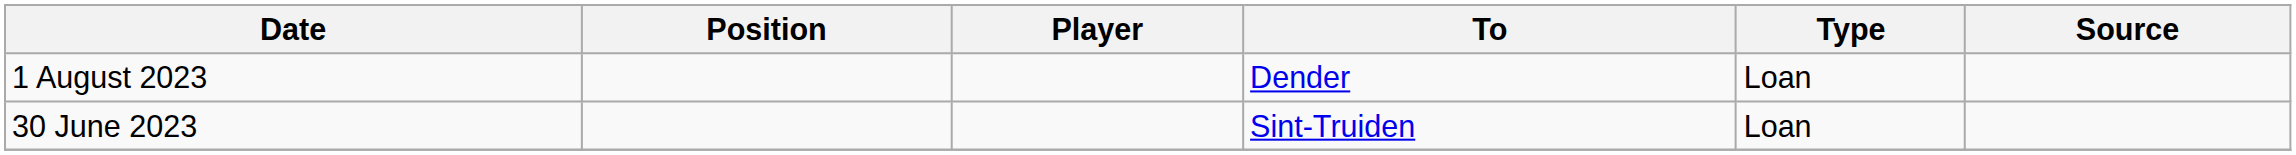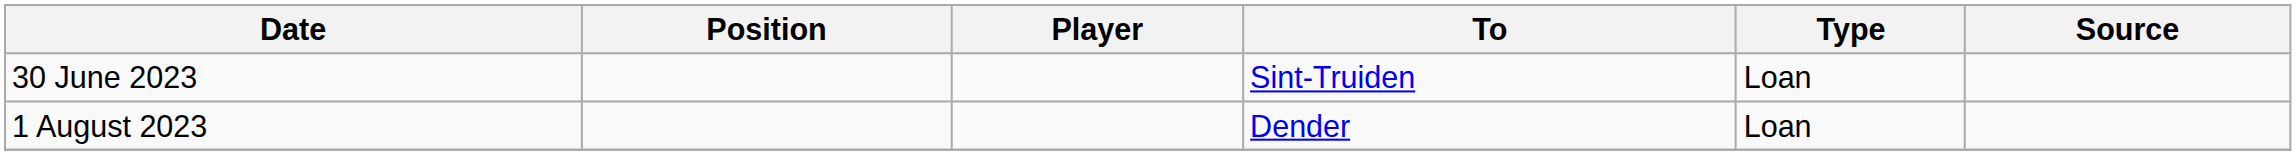rows swapped: (105, 126) <-> (110, 78)
